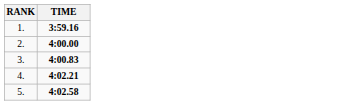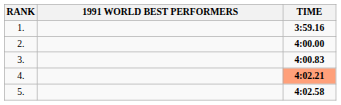+ column: (160, 12)
(64, 76) no background -> (309, 76) lightsalmon background
